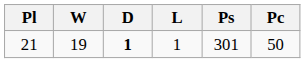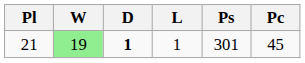(78, 44) no background -> (78, 44) lightgreen background
(276, 44) 50 -> (276, 44) 45
